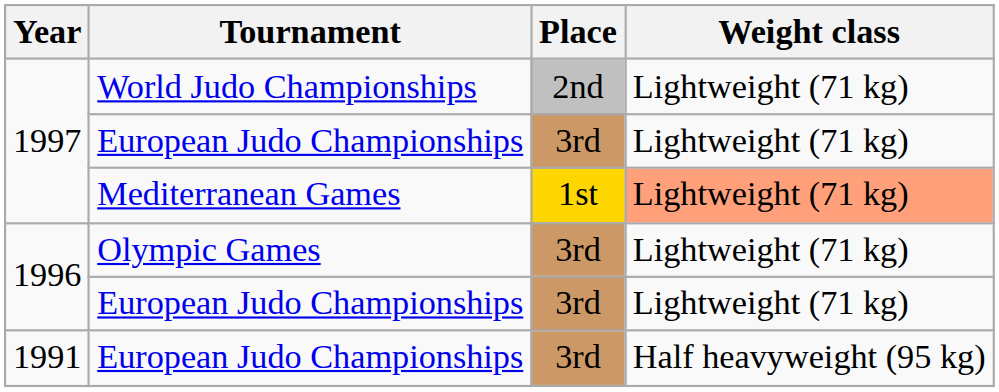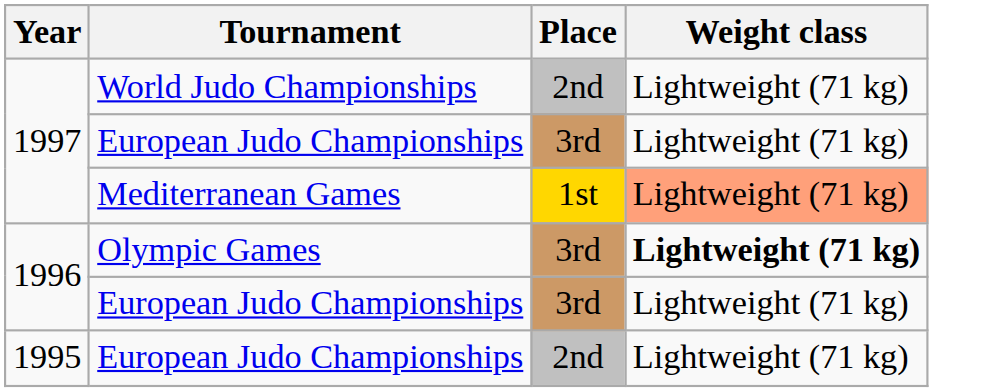(771, 248) normal -> (776, 248) bold
+ row: (47, 357)
- row: (47, 357)
